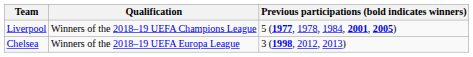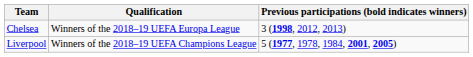rows swapped: (27, 28) <-> (23, 44)
